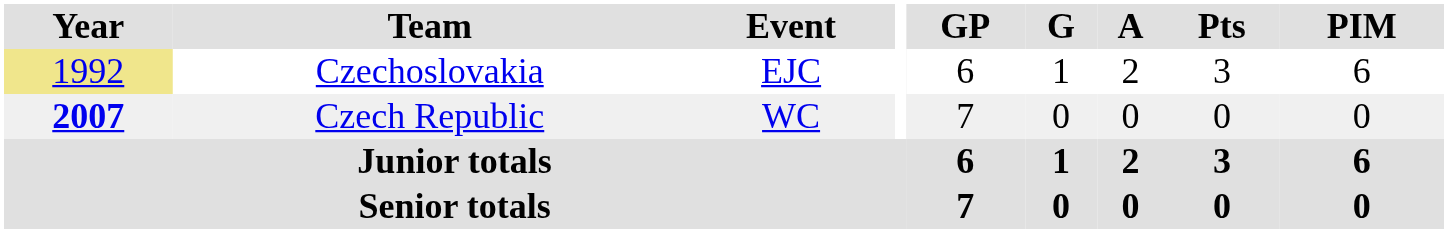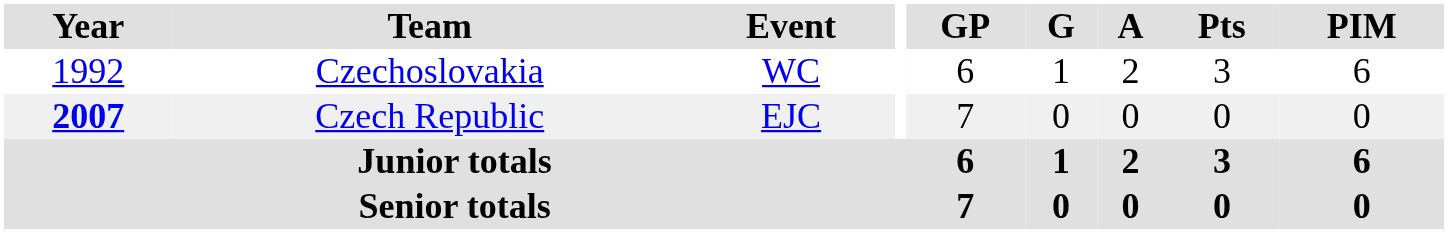(88, 70) khaki background -> (88, 70) no background
(791, 70) EJC -> (791, 70) WC
(791, 115) WC -> (791, 115) EJC
